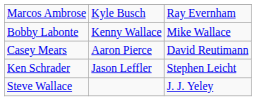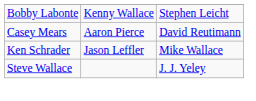- row: (47, 13)
(199, 31) Mike Wallace -> (194, 13) Stephen Leicht
(202, 68) Stephen Leicht -> (191, 50) Mike Wallace
